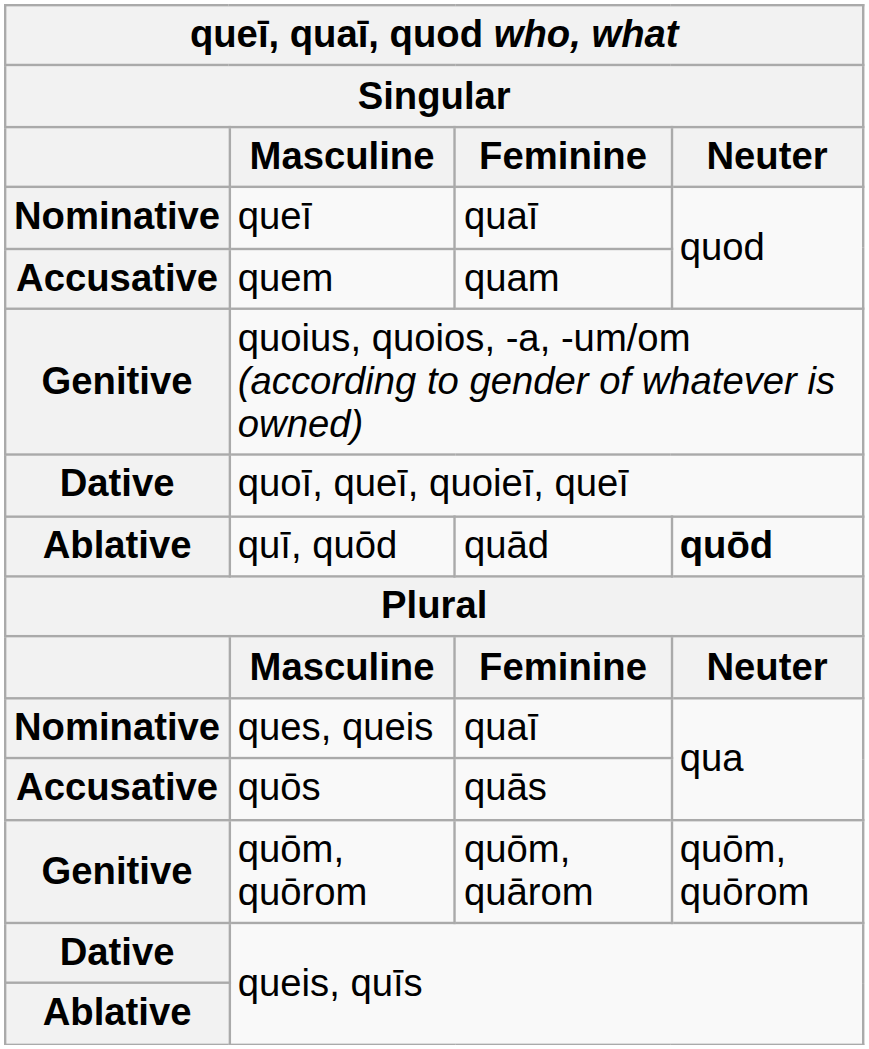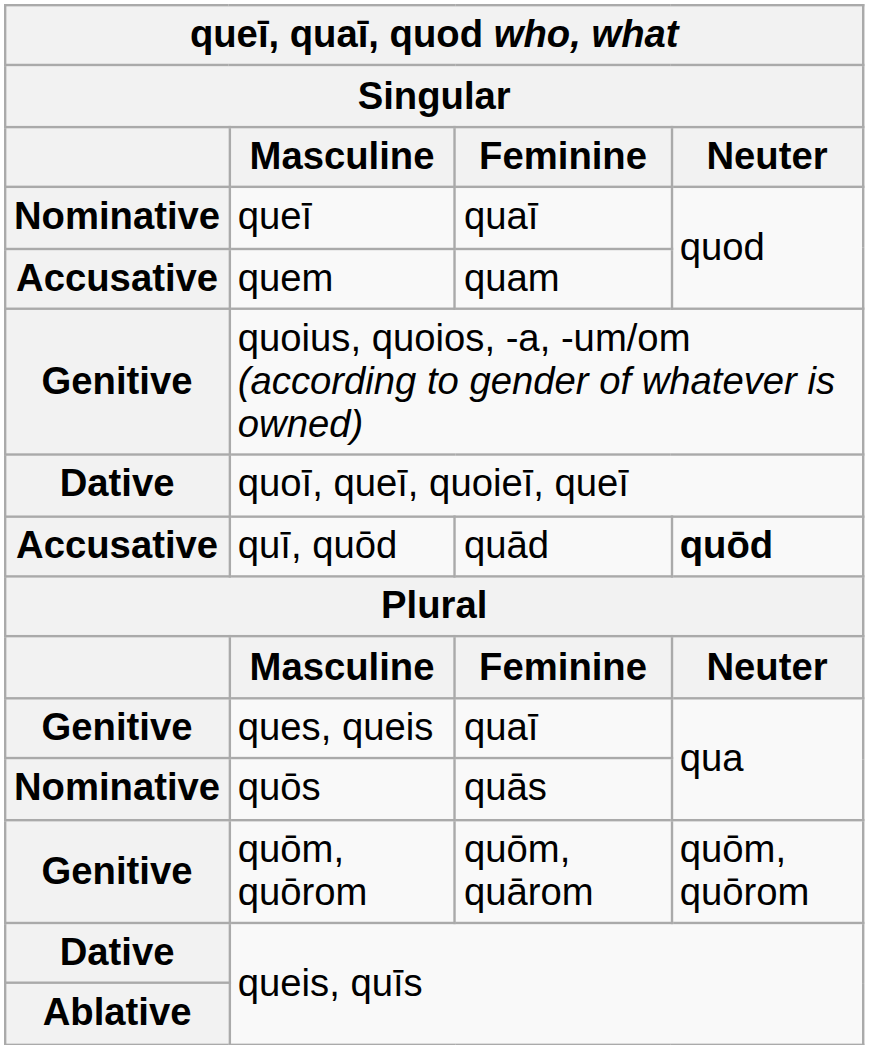(117, 545) Ablative -> (117, 545) Accusative
(117, 727) Nominative -> (117, 727) Genitive
(117, 787) Accusative -> (117, 787) Nominative
